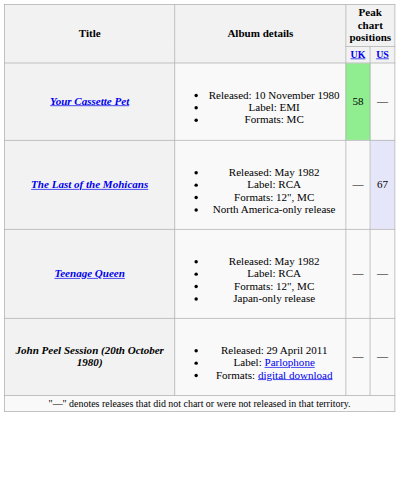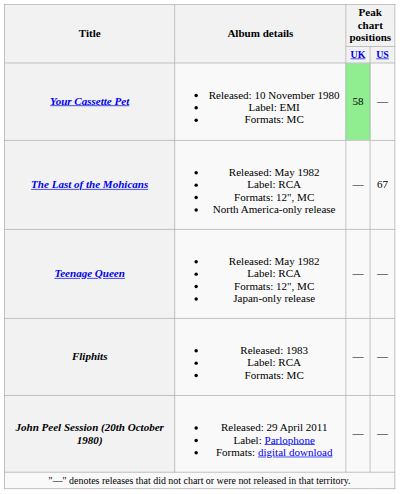(383, 184) lavender background -> (383, 184) no background
+ row: (90, 357)
